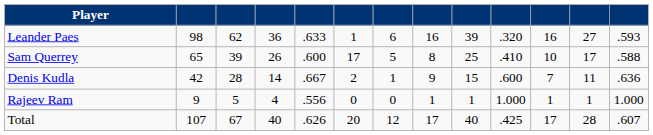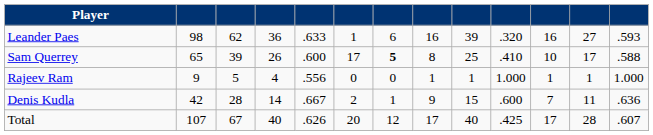(393, 57) normal -> (393, 57) bold
rows swapped: (41, 78) <-> (40, 99)
